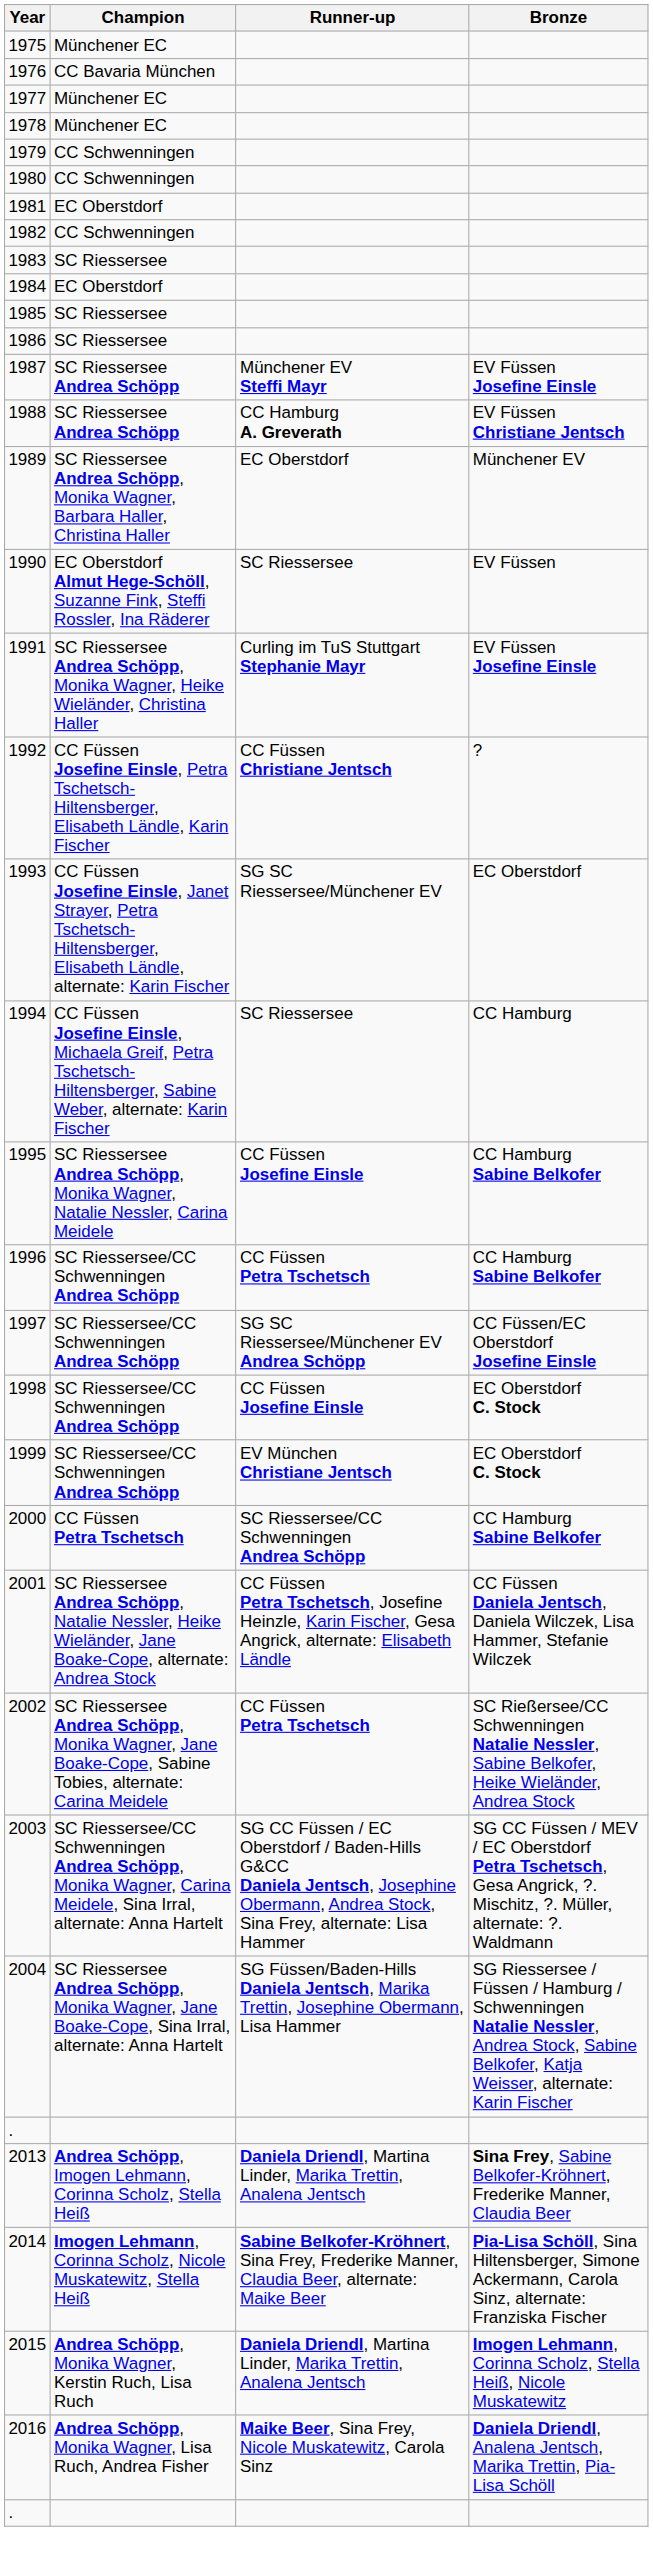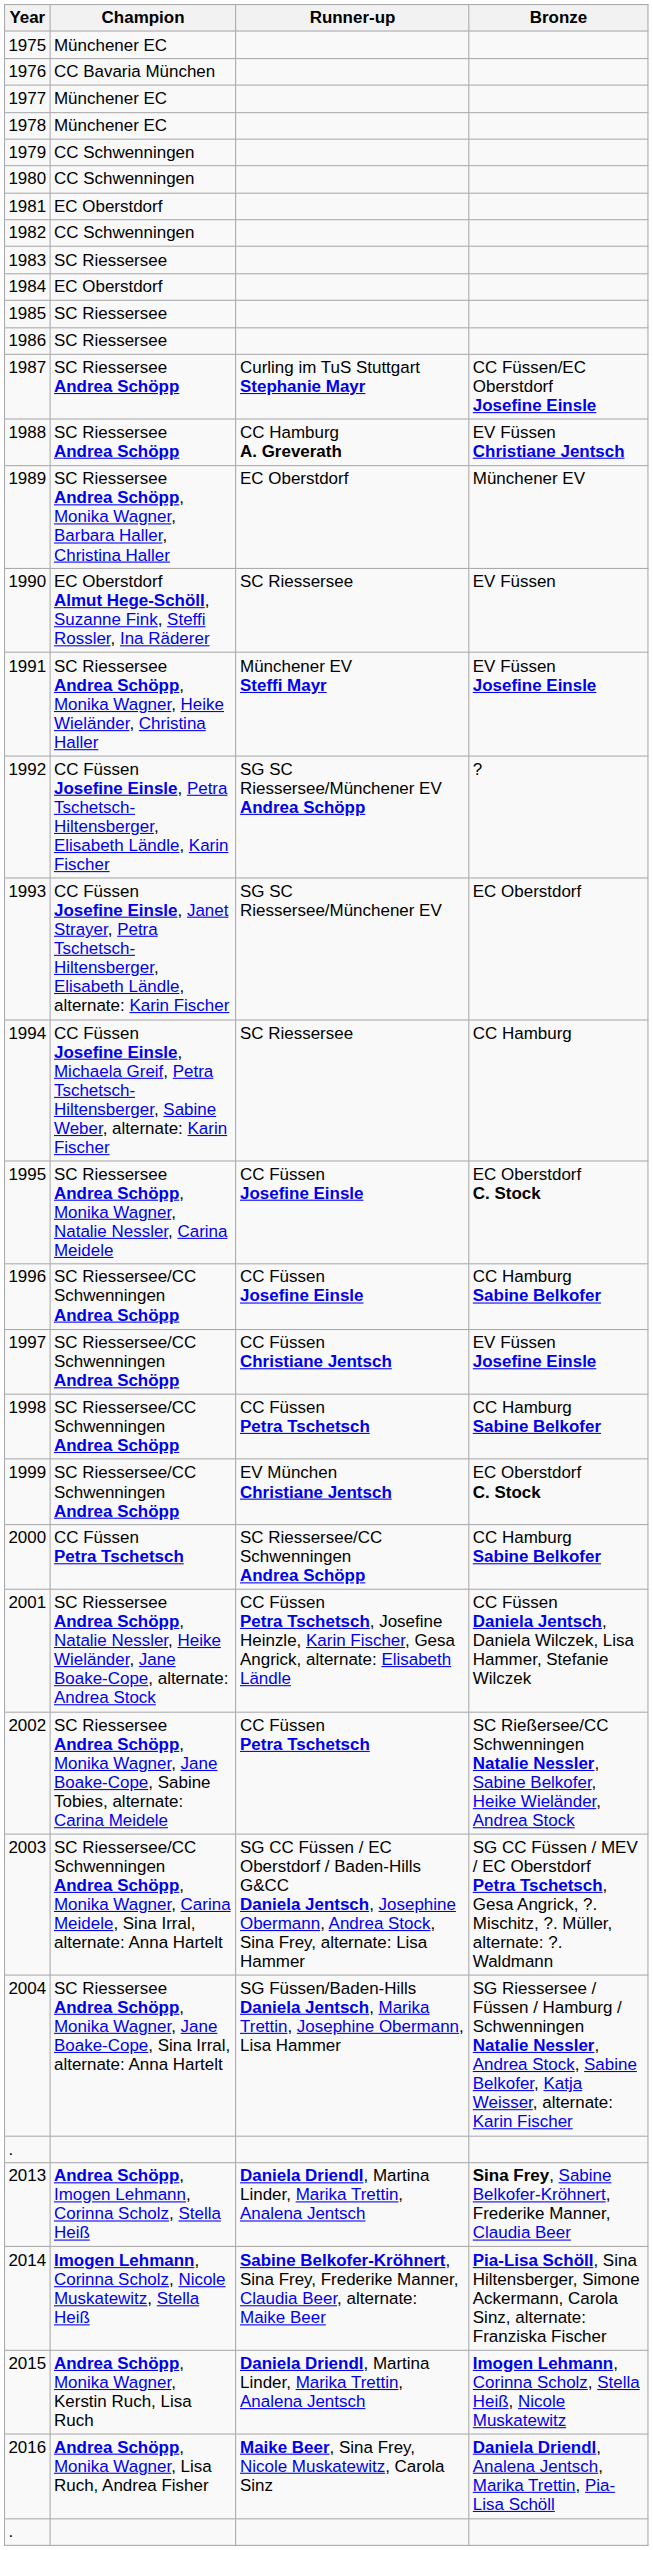(296, 377) Münchener EV Steffi Mayr -> (330, 377) Curling im TuS Stuttgart Stephanie Mayr
(535, 377) EV Füssen Josefine Einsle -> (535, 386) CC Füssen/EC Oberstdorf Josefine Einsle
(330, 656) Curling im TuS Stuttgart Stephanie Mayr -> (296, 675) Münchener EV Steffi Mayr
(316, 759) CC Füssen Christiane Jentsch -> (341, 788) SG SC Riessersee/Münchener EV Andrea Schöpp
(537, 1164) CC Hamburg Sabine Belkofer -> (527, 1183) EC Oberstdorf C. Stock
(305, 1267) CC Füssen Petra Tschetsch -> (302, 1287) CC Füssen Josefine Einsle
(341, 1342) SG SC Riessersee/Münchener EV Andrea Schöpp -> (316, 1352) CC Füssen Christiane Jentsch
(535, 1342) CC Füssen/EC Oberstdorf Josefine Einsle -> (535, 1352) EV Füssen Josefine Einsle
(302, 1398) CC Füssen Josefine Einsle -> (305, 1417) CC Füssen Petra Tschetsch
(527, 1398) EC Oberstdorf C. Stock -> (537, 1417) CC Hamburg Sabine Belkofer
